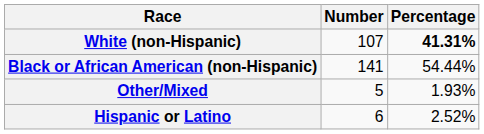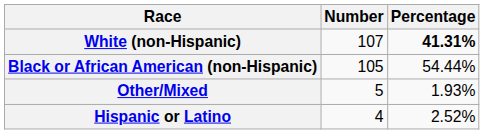(371, 66) 141 -> (371, 66) 105
(379, 116) 6 -> (379, 116) 4
